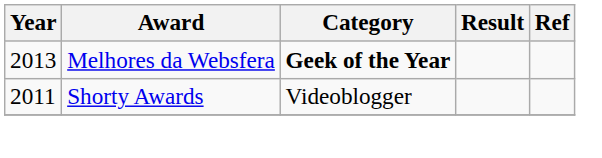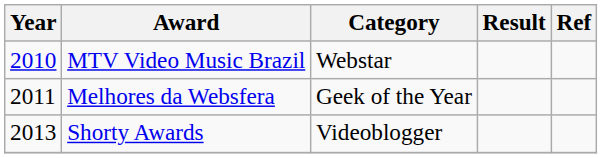+ row: (186, 59)
(33, 59) 2013 -> (33, 96) 2011
(368, 59) bold -> (394, 96) normal
(33, 96) 2011 -> (33, 133) 2013
